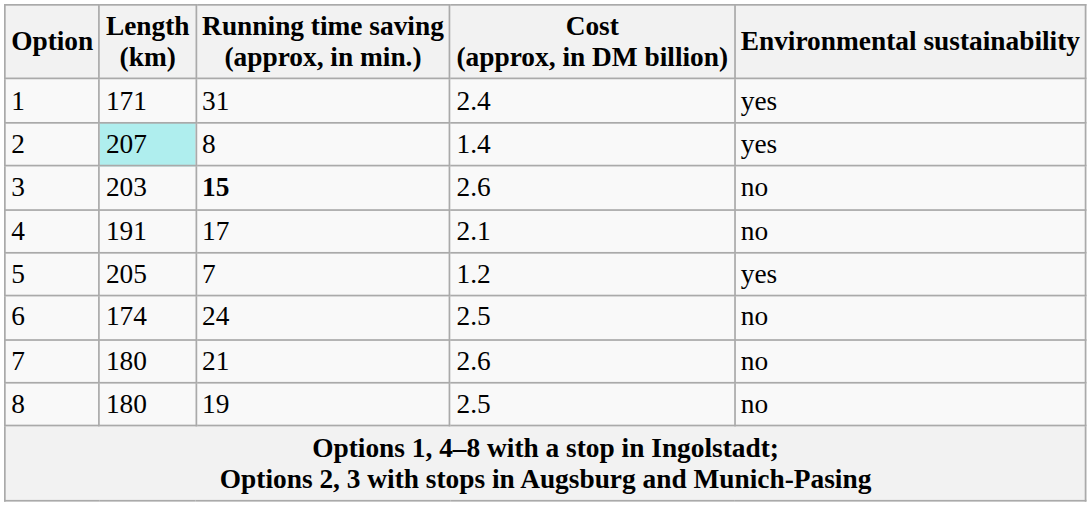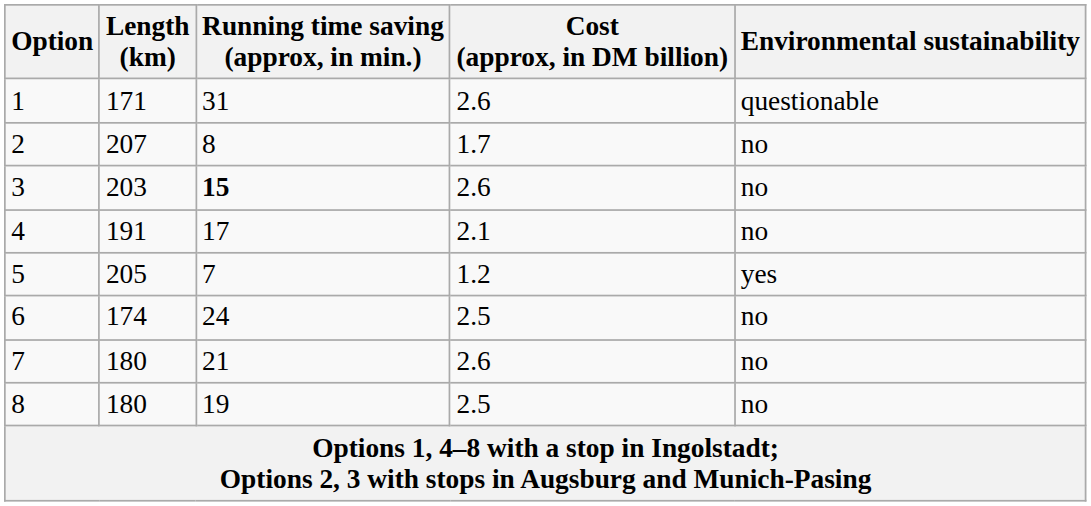(474, 100) 2.4 -> (474, 100) 2.6
(759, 100) yes -> (810, 100) questionable
(126, 143) paleturquoise background -> (126, 143) no background
(474, 143) 1.4 -> (474, 143) 1.7
(759, 143) yes -> (754, 143) no
